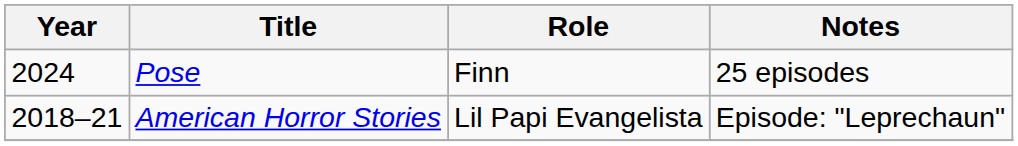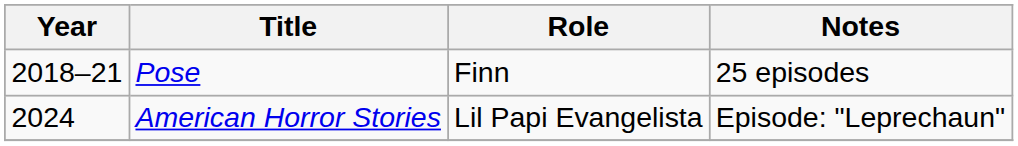(43, 72) 2024 -> (67, 72) 2018–21
(67, 117) 2018–21 -> (43, 117) 2024
